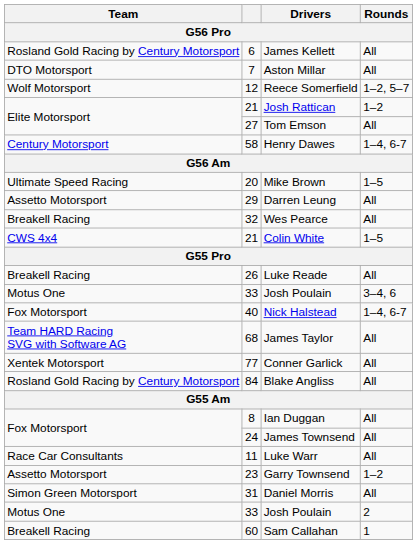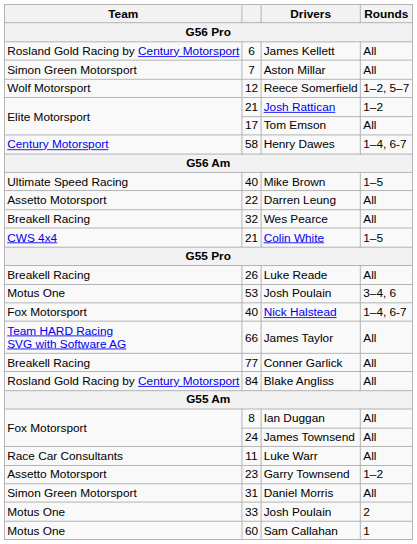(50, 69) DTO Motorsport -> (72, 69) Simon Green Motorsport
(251, 125) 27 -> (251, 125) 17
(251, 181) 20 -> (251, 181) 40
(251, 200) 29 -> (251, 200) 22
(251, 293) 33 -> (251, 293) 53
(251, 337) 68 -> (251, 337) 66
(56, 362) Xentek Motorsport -> (49, 362) Breakell Racing
(49, 530) Breakell Racing -> (36, 530) Motus One
